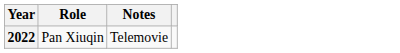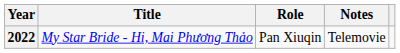+ column: (147, 15)
